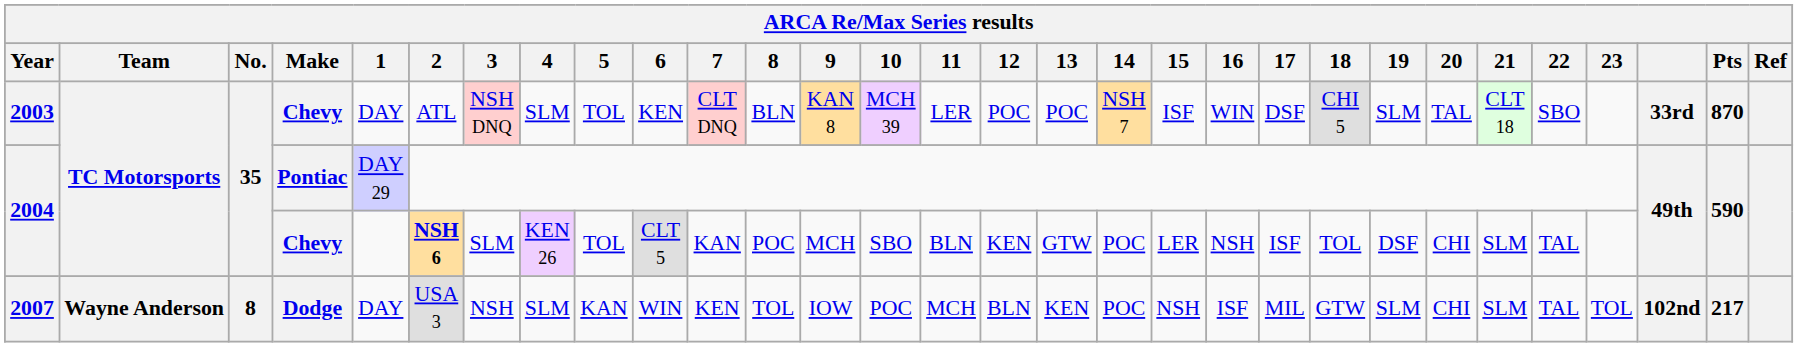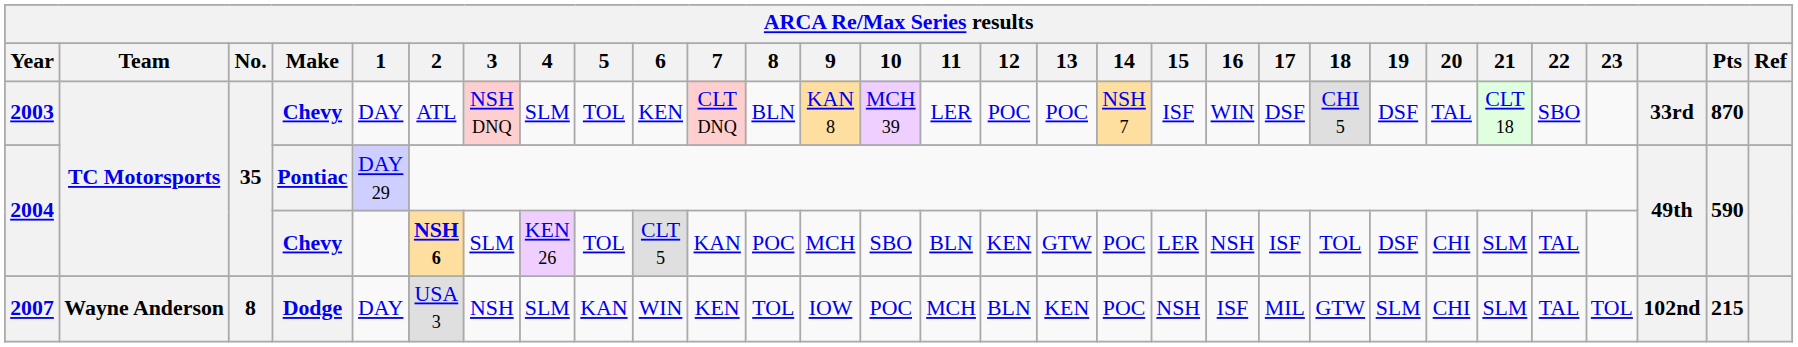(1398, 112) SLM -> (1398, 112) DSF
(1727, 308) 217 -> (1727, 308) 215
